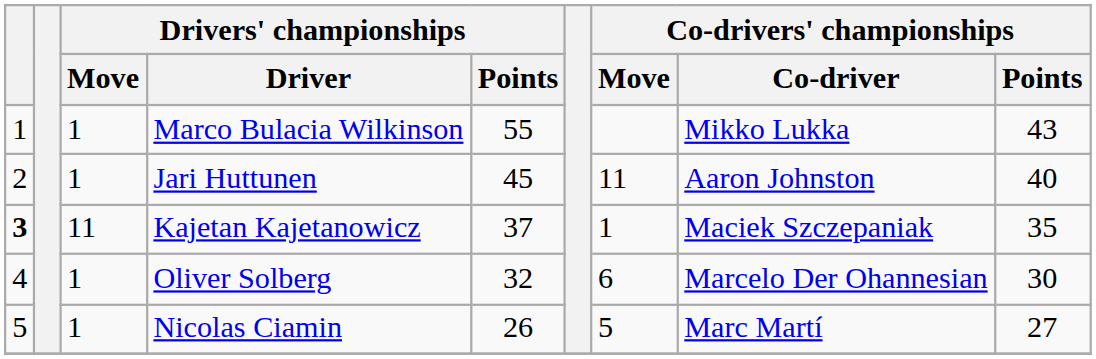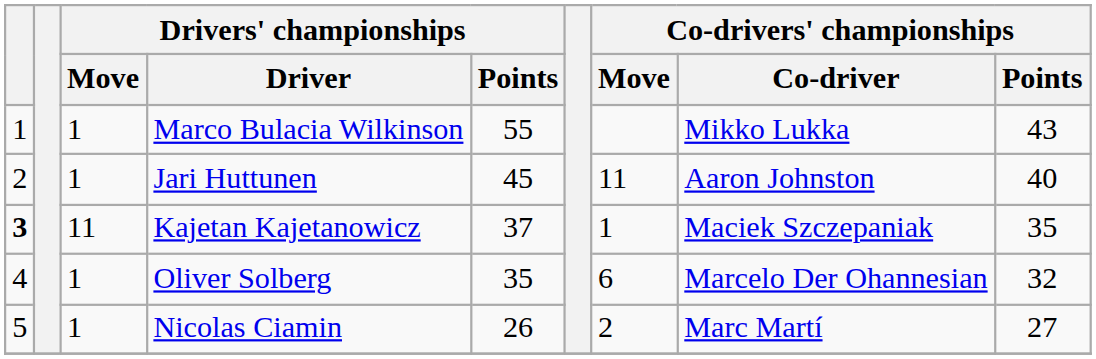(518, 278) 32 -> (518, 278) 35
(1042, 278) 30 -> (1042, 278) 32
(605, 327) 5 -> (605, 327) 2
